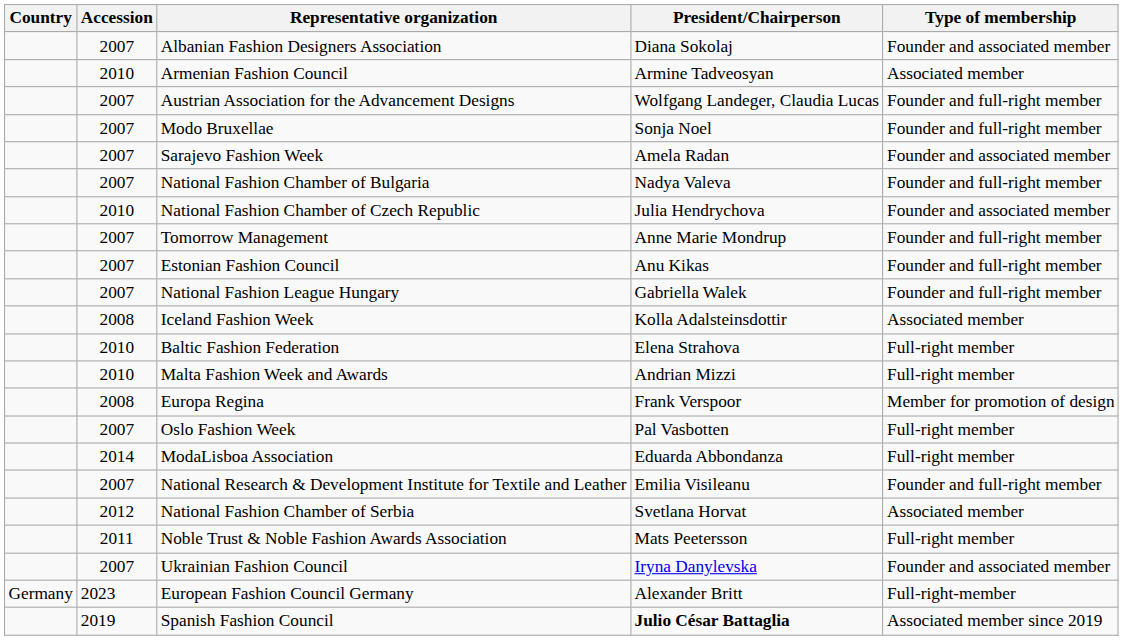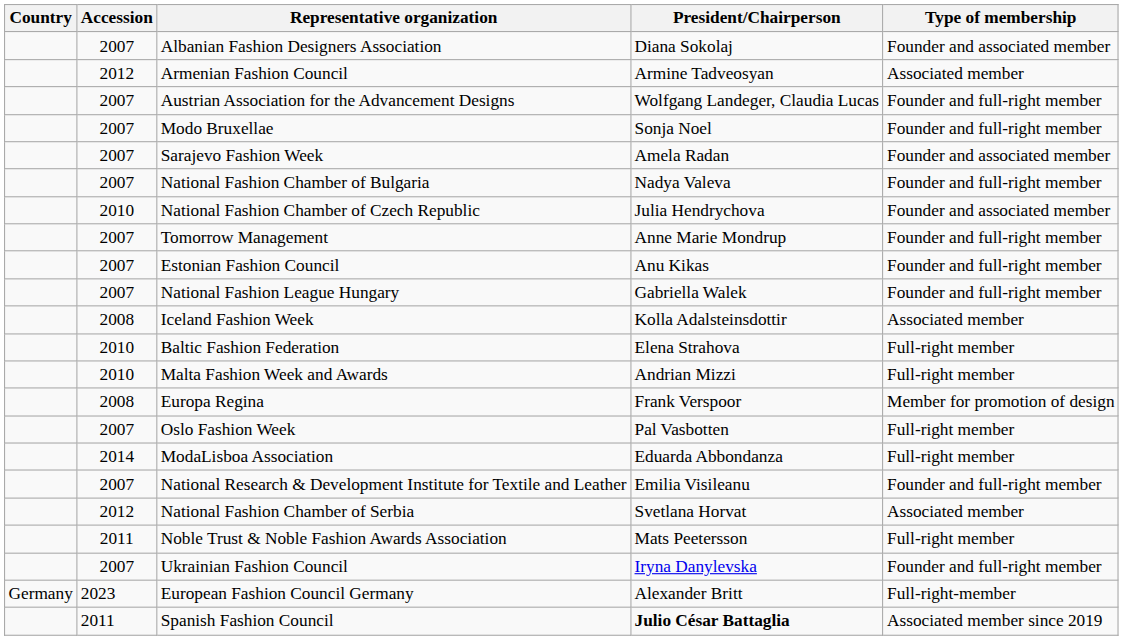(117, 73) 2010 -> (117, 73) 2012
(999, 566) Founder and associated member -> (994, 566) Founder and full-right member
(98, 621) 2019 -> (98, 621) 2011
